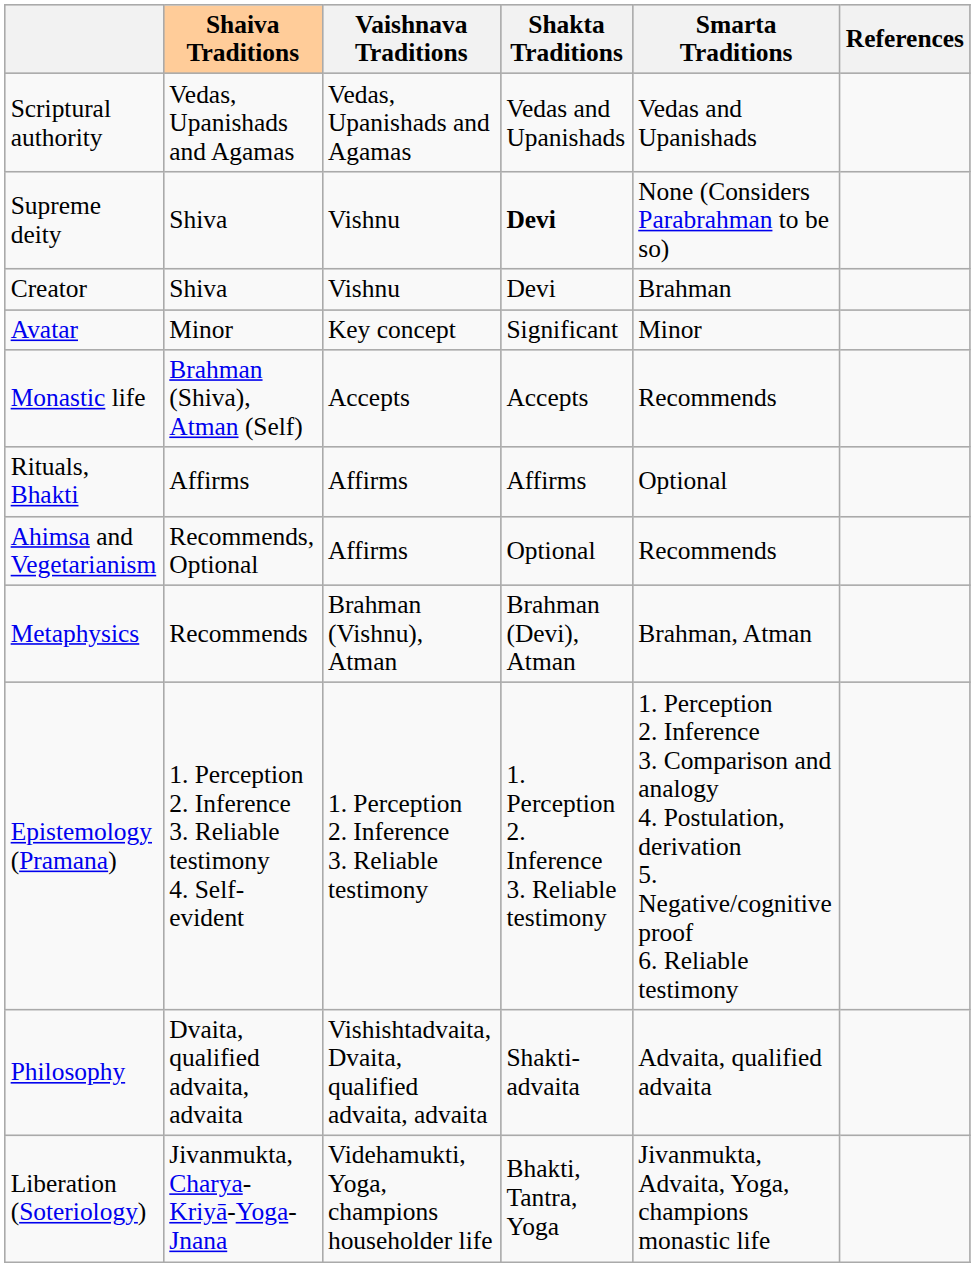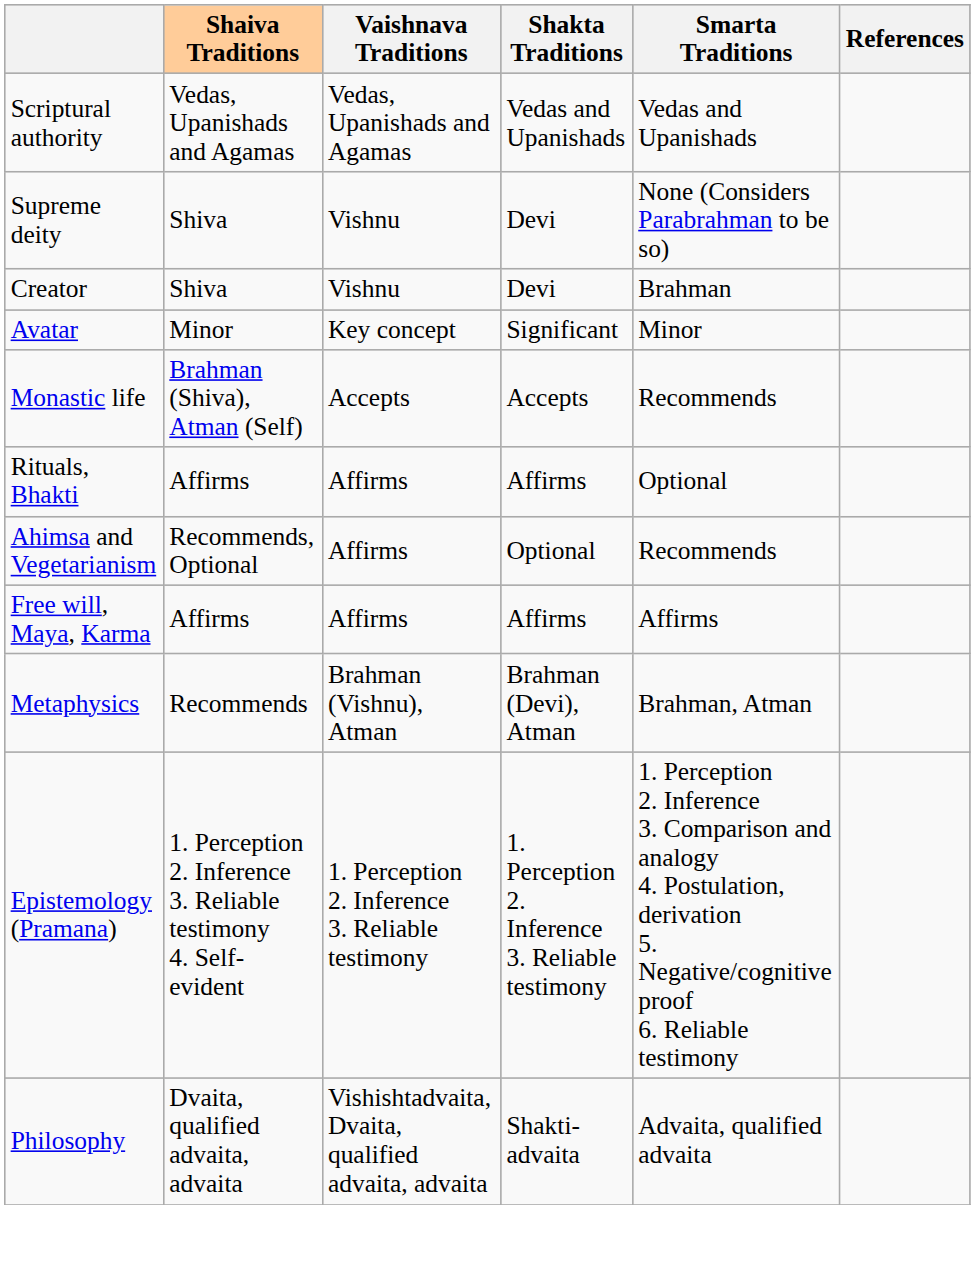(531, 219) bold -> (531, 219) normal
+ row: (81, 619)
- row: (78, 1198)
